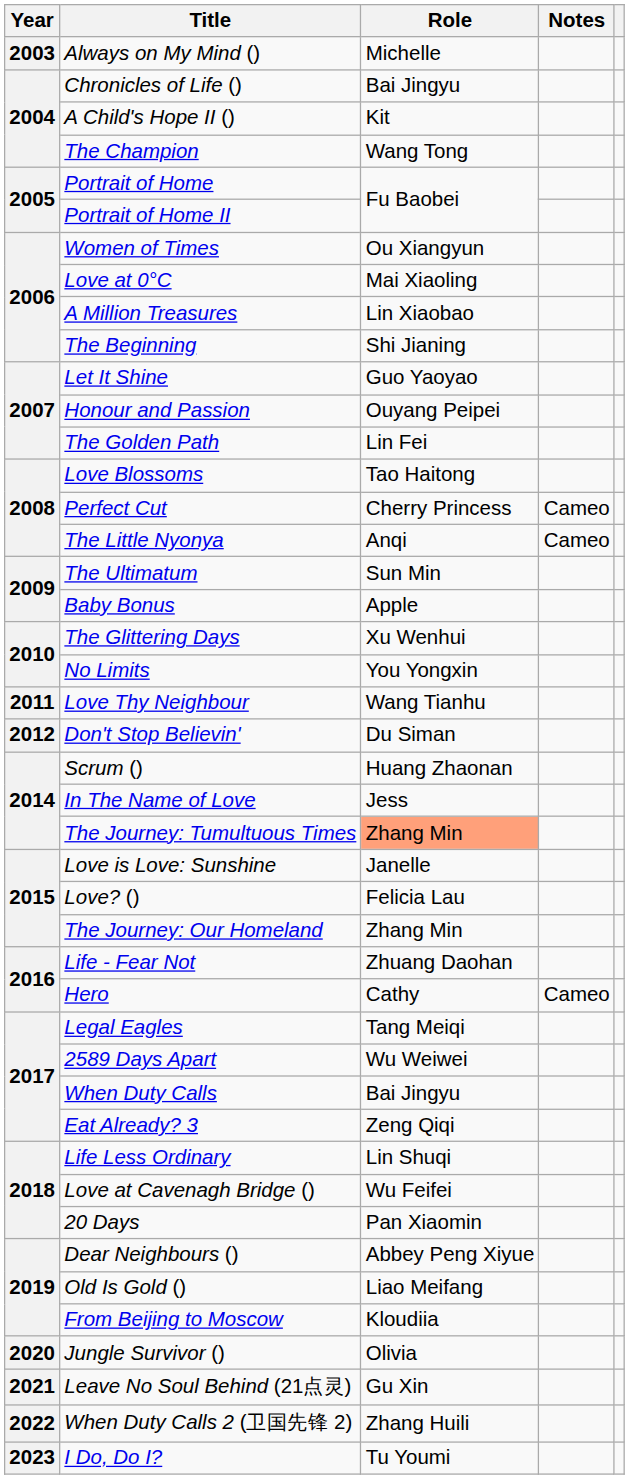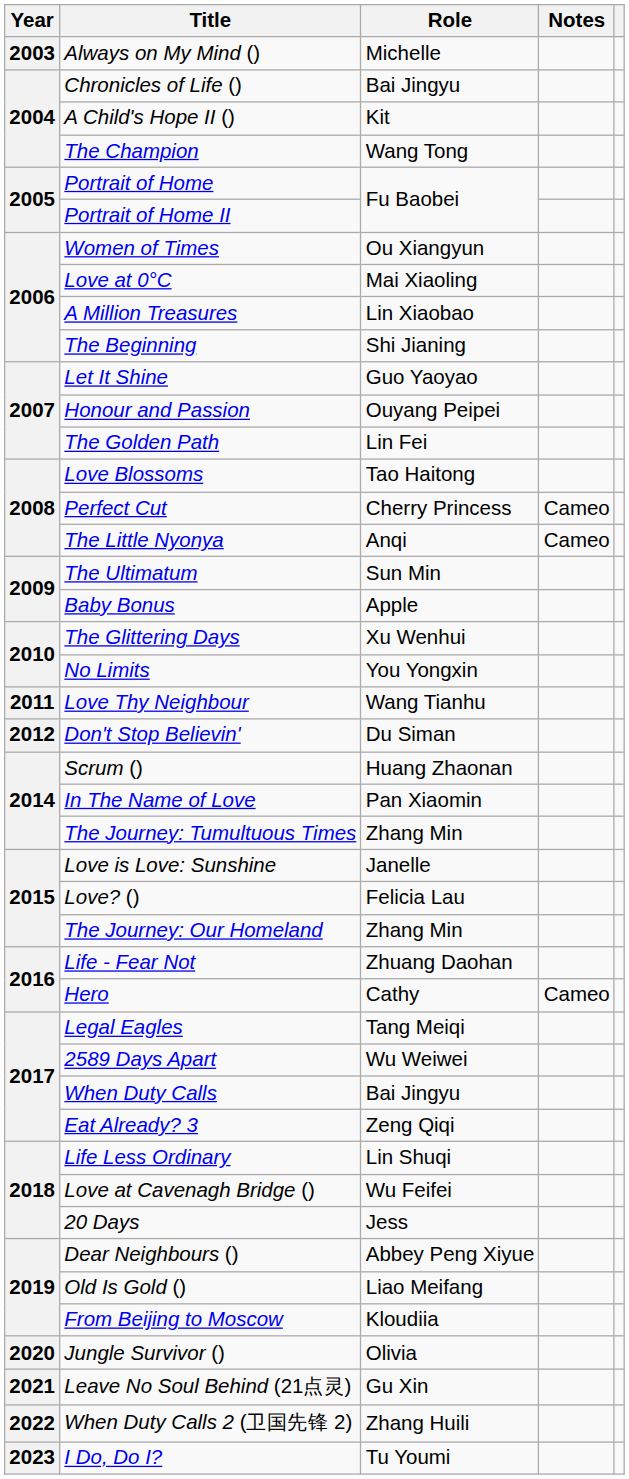(387, 800) Jess -> (424, 800) Pan Xiaomin
(414, 832) lightsalmon background -> (414, 832) no background
(424, 1222) Pan Xiaomin -> (387, 1222) Jess
